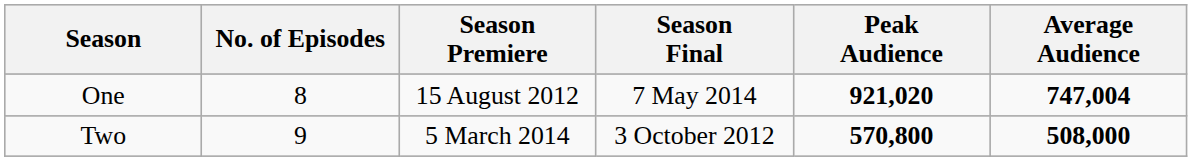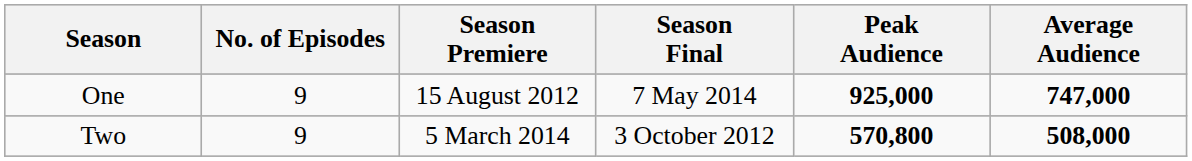(300, 94) 8 -> (300, 94) 9
(891, 94) 921,020 -> (891, 94) 925,000
(1088, 94) 747,004 -> (1088, 94) 747,000
